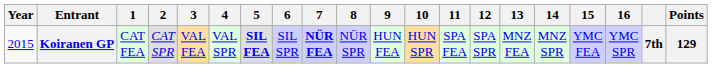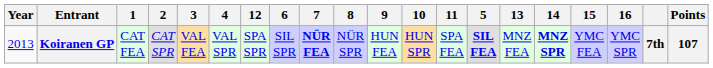columns swapped: (257, 14) <-> (485, 14)
(21, 44) 2015 -> (21, 44) 2013
(552, 44) normal -> (553, 44) bold
(686, 44) 129 -> (688, 44) 107
